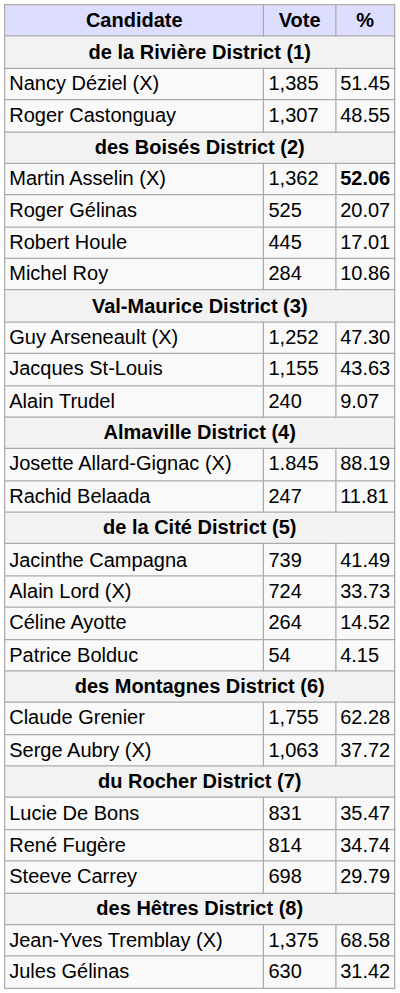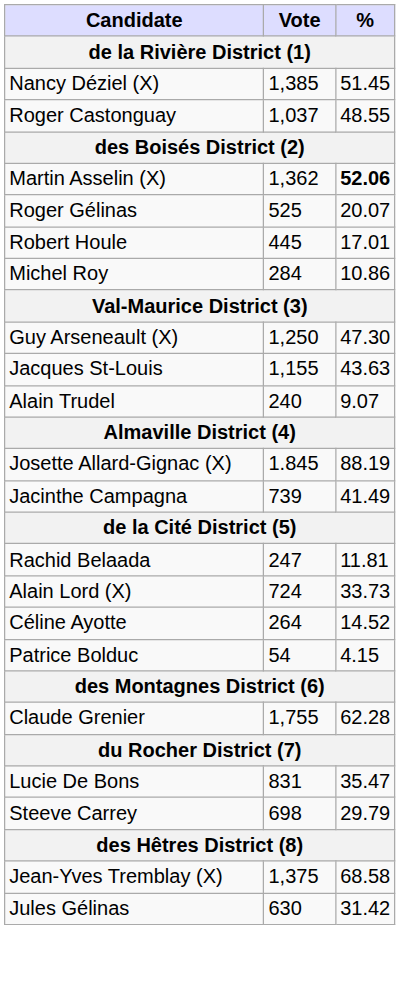(293, 115) 1,307 -> (293, 115) 1,037
(293, 337) 1,252 -> (293, 337) 1,250
rows swapped: (80, 496) <-> (98, 559)
- row: (80, 749)
- row: (68, 845)
